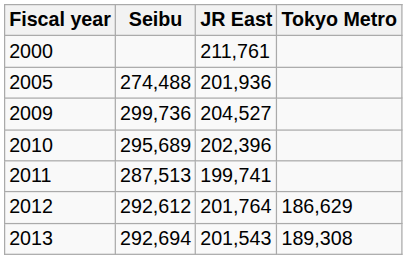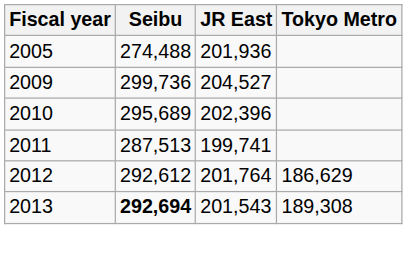- row: (31, 51)
(156, 238) normal -> (156, 207) bold
